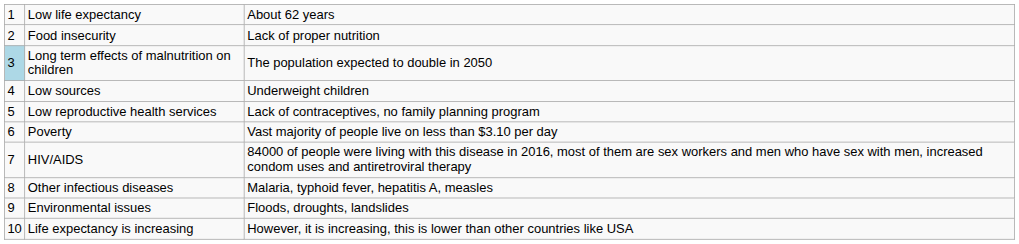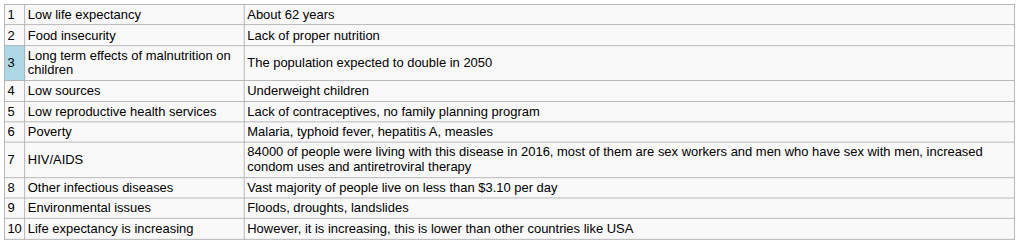(402, 132) Vast majority of people live on less than $3.10 per day -> (370, 132) Malaria, typhoid fever, hepatitis A, measles
(370, 187) Malaria, typhoid fever, hepatitis A, measles -> (402, 187) Vast majority of people live on less than $3.10 per day
